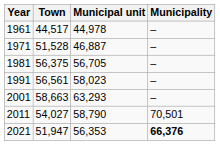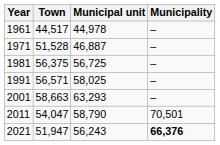(90, 64) 56,705 -> (90, 64) 56,725
(52, 81) 56,561 -> (52, 81) 56,571
(90, 81) 58,023 -> (90, 81) 58,025
(52, 115) 54,027 -> (52, 115) 54,047
(90, 132) 56,353 -> (90, 132) 56,243
